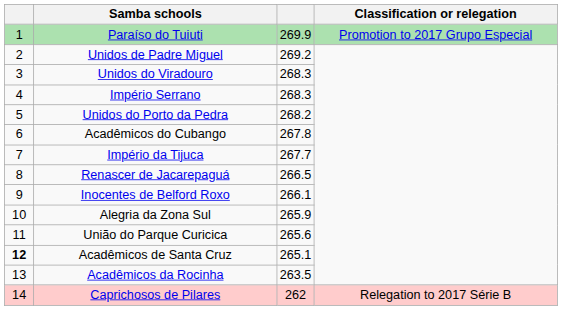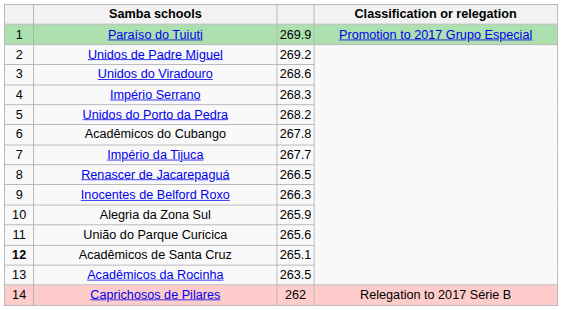(295, 74) 268.3 -> (295, 74) 268.6
(295, 194) 266.1 -> (295, 194) 266.3
